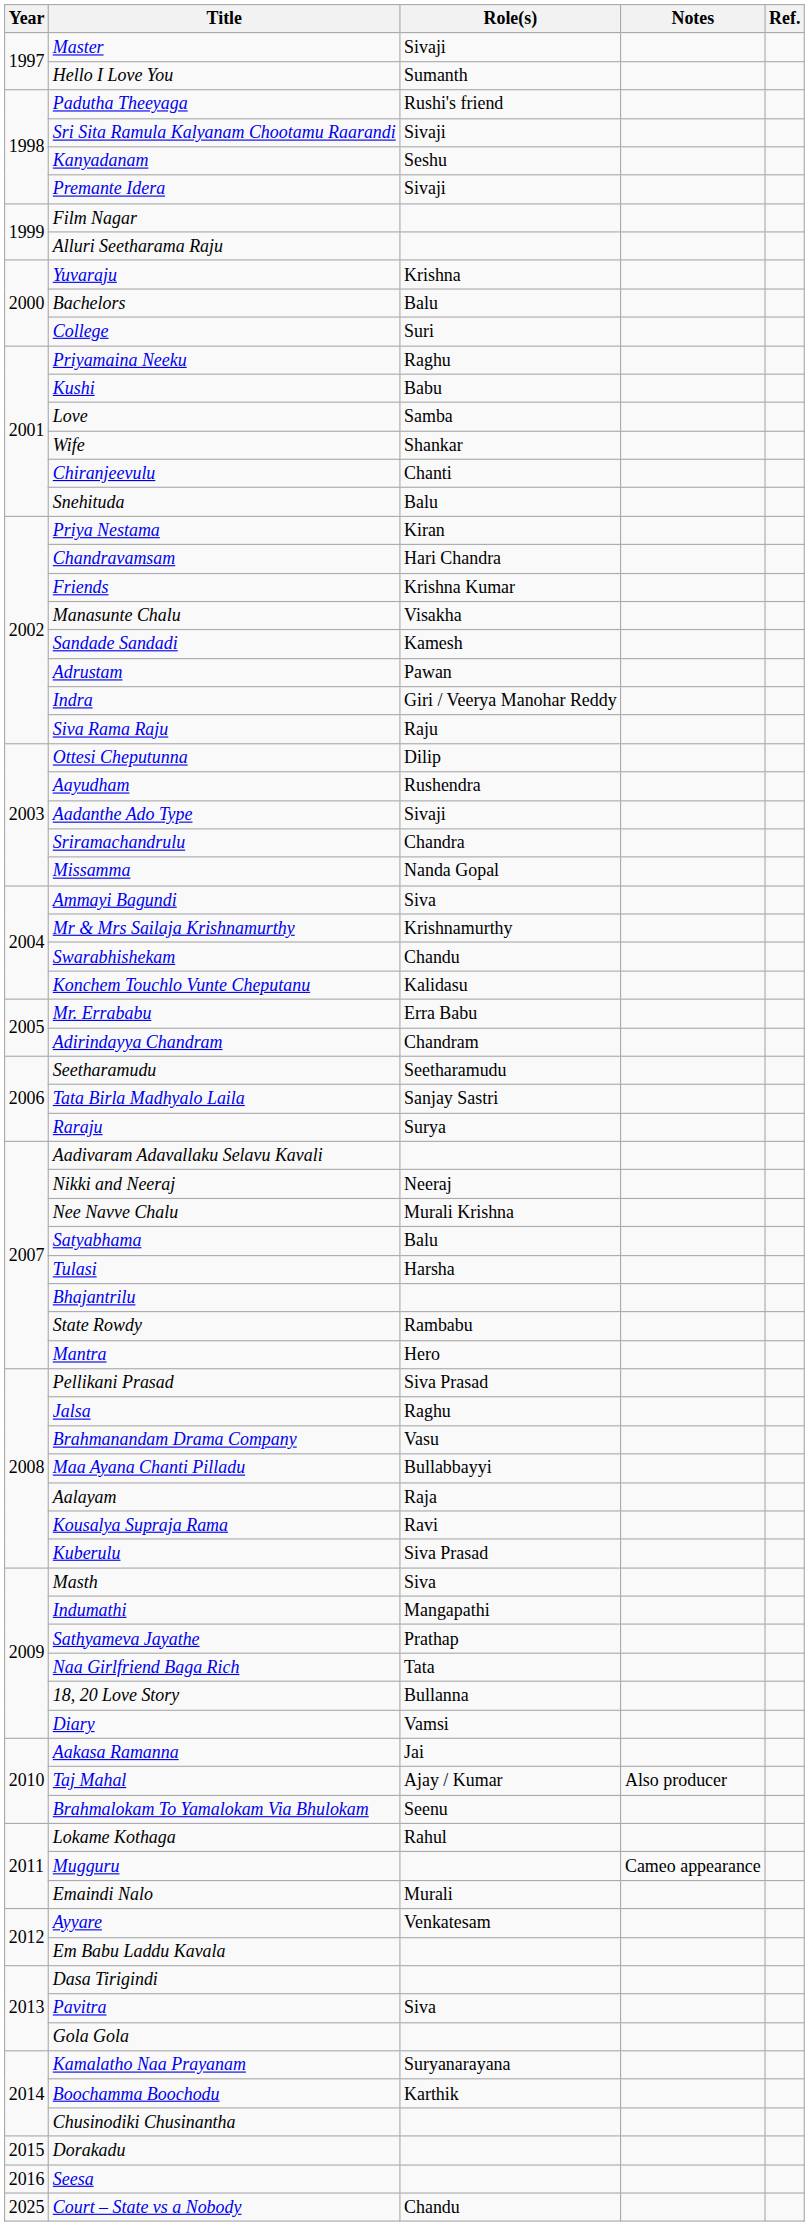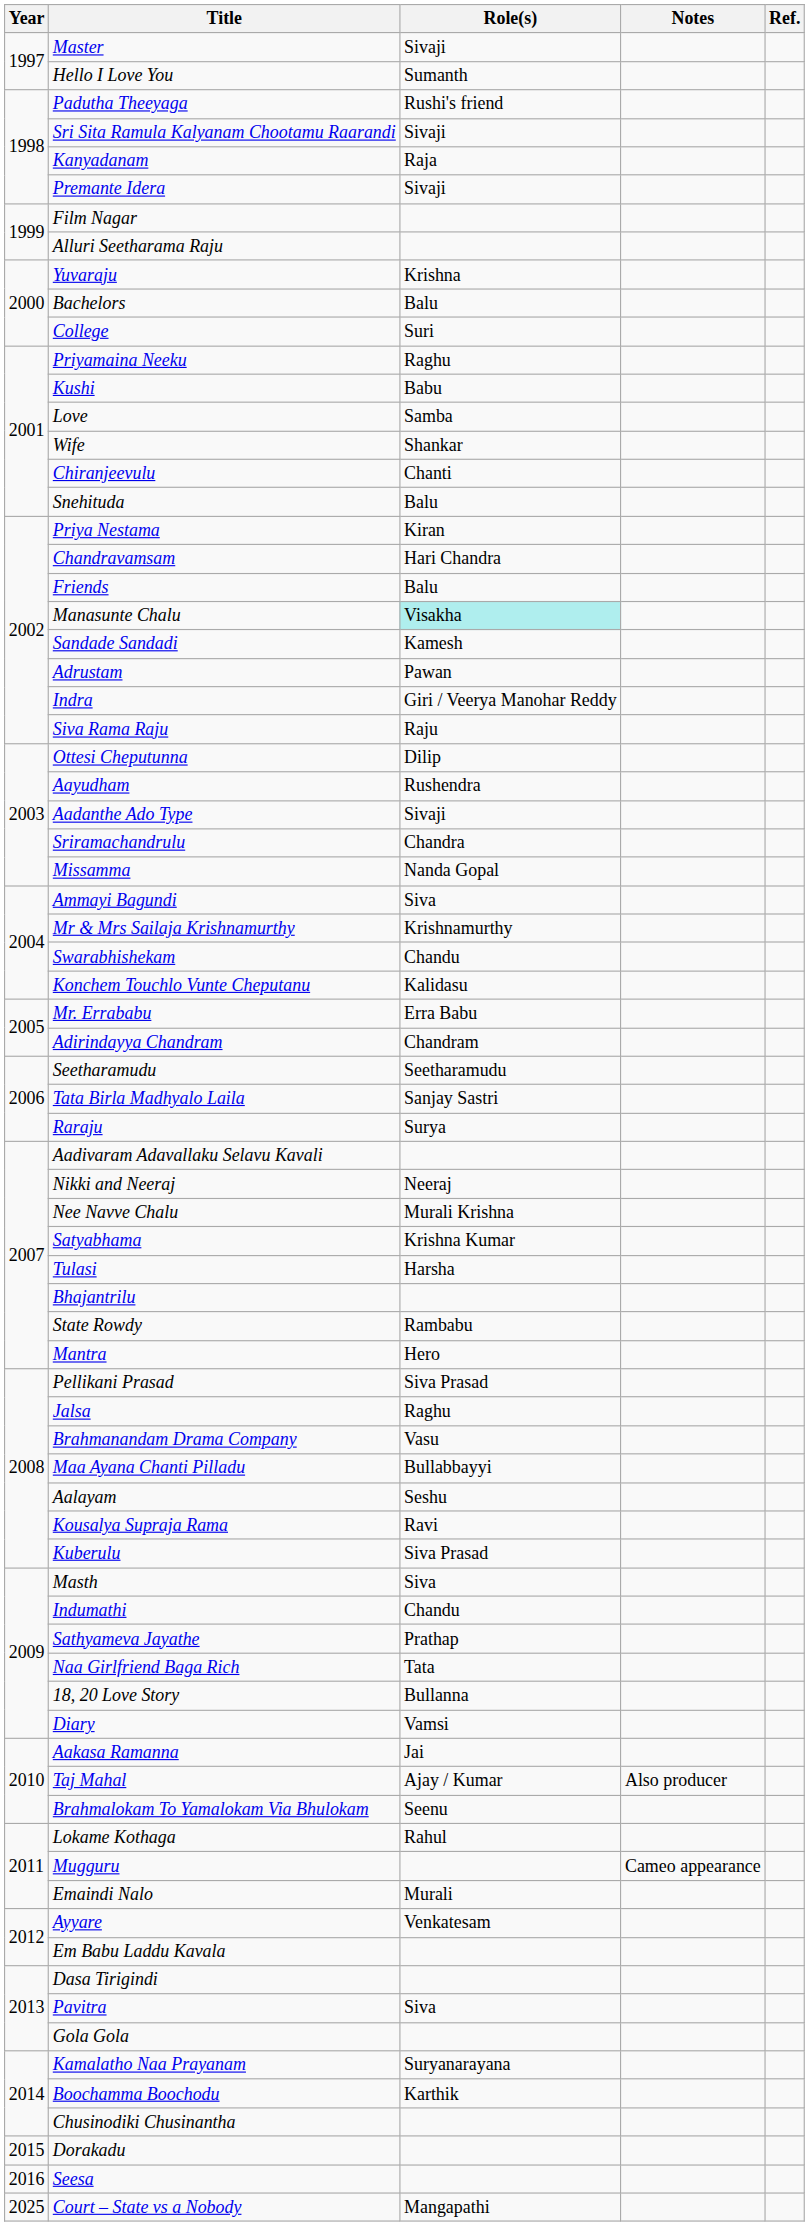(425, 160) Seshu -> (420, 160) Raja
(460, 587) Krishna Kumar -> (421, 587) Balu
(433, 615) no background -> (433, 615) paleturquoise background
(421, 1240) Balu -> (460, 1240) Krishna Kumar
(420, 1496) Raja -> (425, 1496) Seshu
(447, 1610) Mangapathi -> (432, 1610) Chandu
(432, 2207) Chandu -> (447, 2207) Mangapathi
